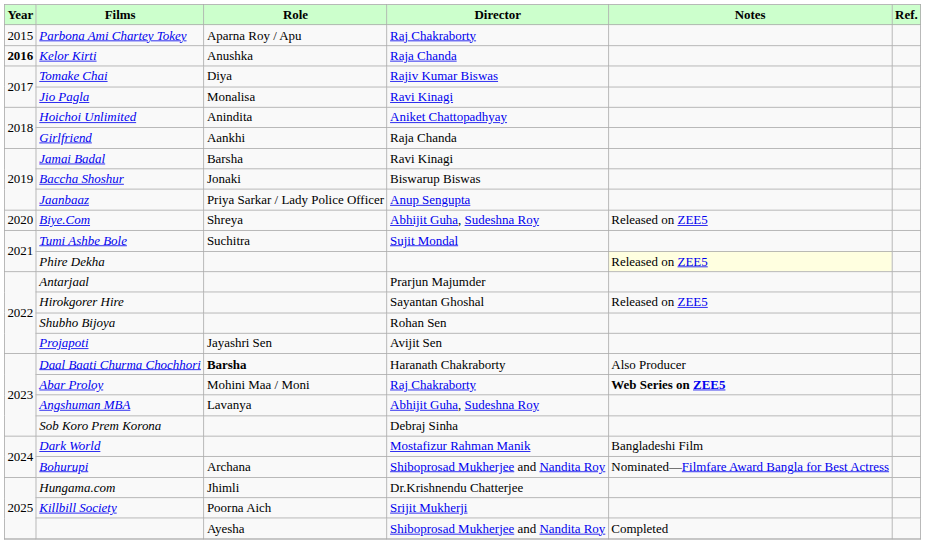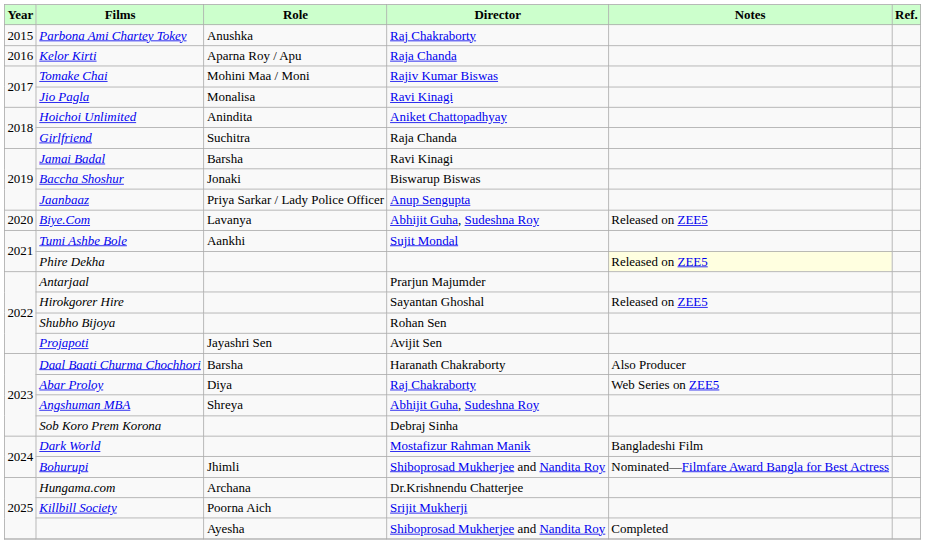(254, 35) Aparna Roy / Apu -> (230, 35) Anushka
(20, 55) bold -> (20, 55) normal
(230, 55) Anushka -> (254, 55) Aparna Roy / Apu
(220, 76) Diya -> (258, 76) Mohini Maa / Moni
(226, 138) Aankhi -> (229, 138) Suchitra
(225, 220) Shreya -> (229, 220) Lavanya
(229, 240) Suchitra -> (226, 240) Aankhi
(227, 364) bold -> (225, 364) normal
(258, 384) Mohini Maa / Moni -> (220, 384) Diya
(668, 384) bold -> (665, 384) normal
(229, 405) Lavanya -> (225, 405) Shreya
(229, 466) Archana -> (223, 466) Jhimli
(223, 487) Jhimli -> (229, 487) Archana
